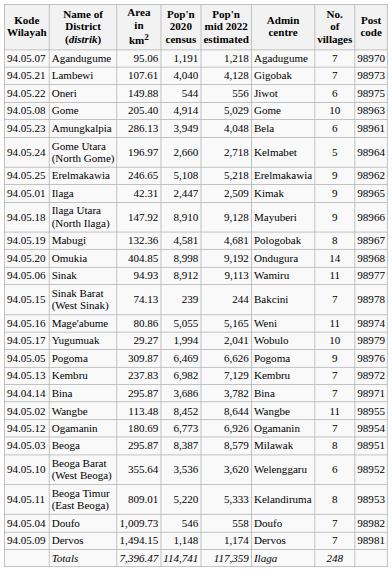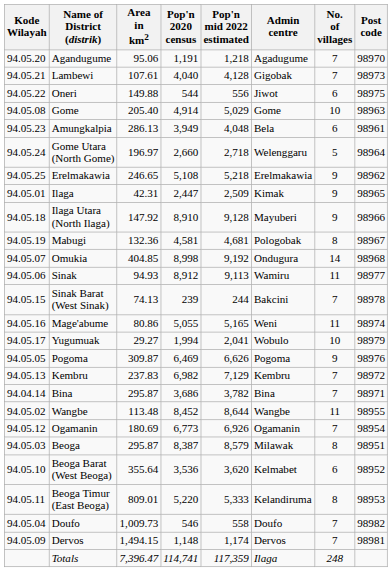(26, 58) 94.05.07 -> (26, 58) 94.05.20
(275, 152) Kelmabet -> (280, 152) Welenggaru
(26, 258) 94.05.20 -> (26, 258) 94.05.07
(280, 469) Welenggaru -> (275, 469) Kelmabet
